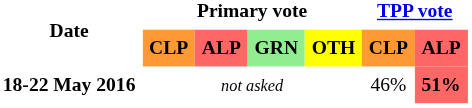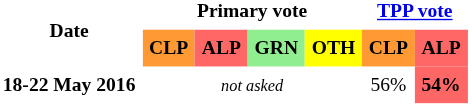(388, 84) 46% -> (388, 84) 56%
(441, 84) 51% -> (441, 84) 54%
